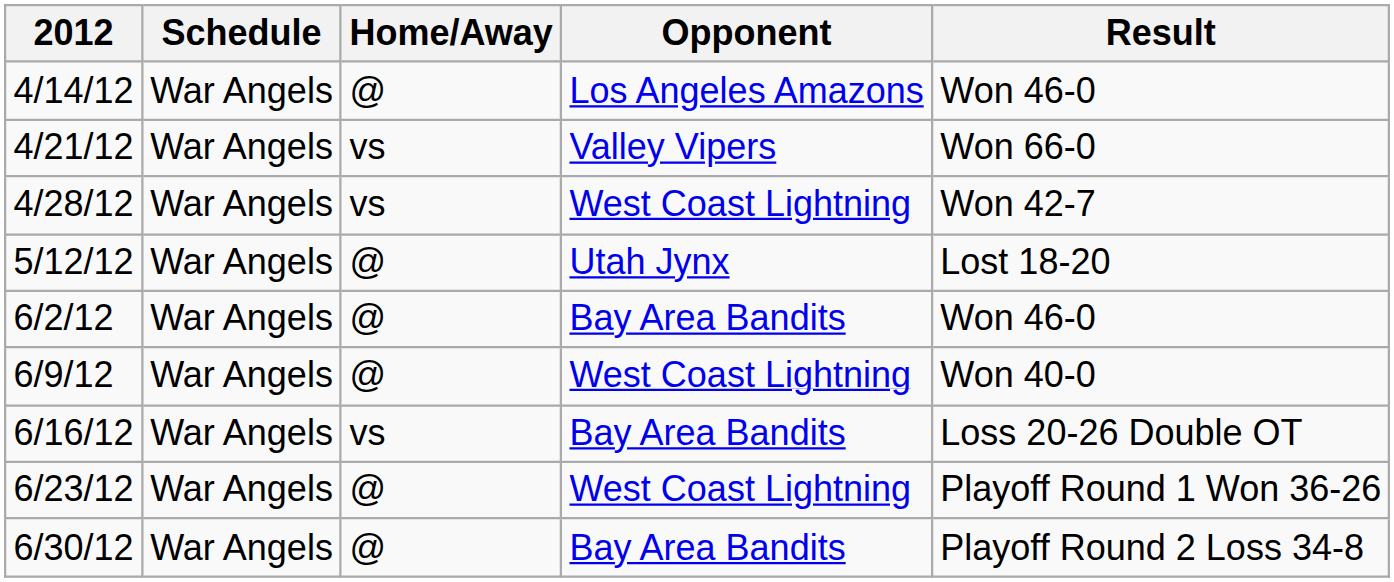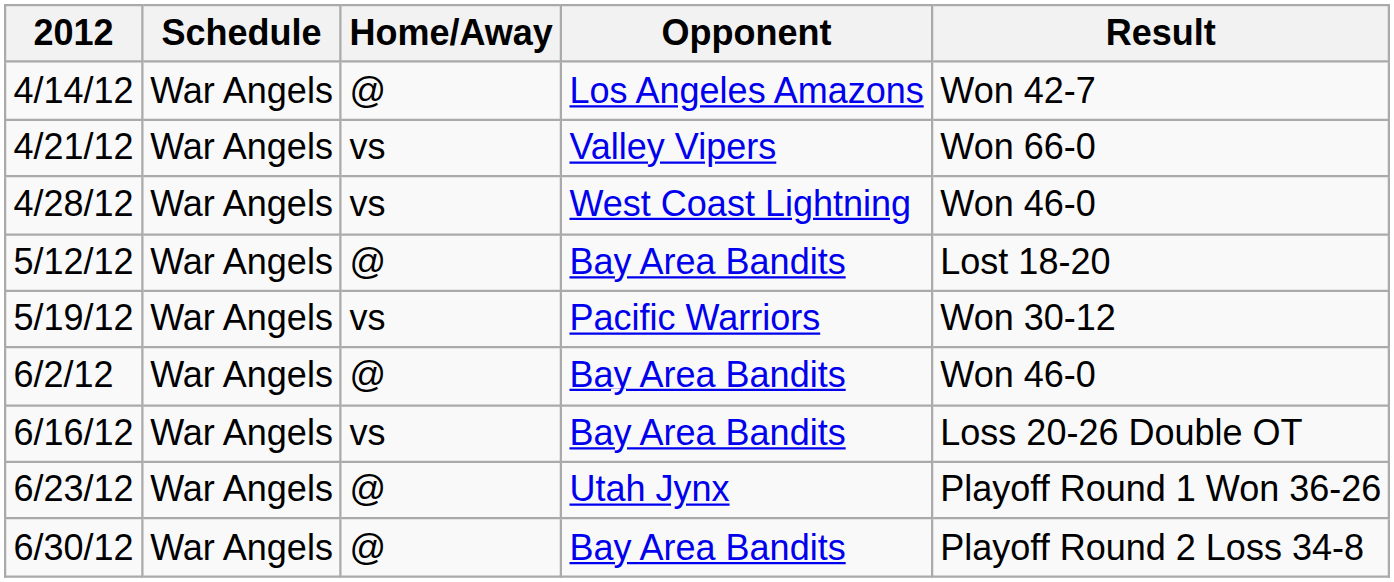(1018, 90) Won 46-0 -> (1018, 90) Won 42-7
(1018, 204) Won 42-7 -> (1018, 204) Won 46-0
(650, 261) Utah Jynx -> (708, 261) Bay Area Bandits
+ row: (73, 318)
- row: (63, 375)
(740, 489) West Coast Lightning -> (650, 489) Utah Jynx
